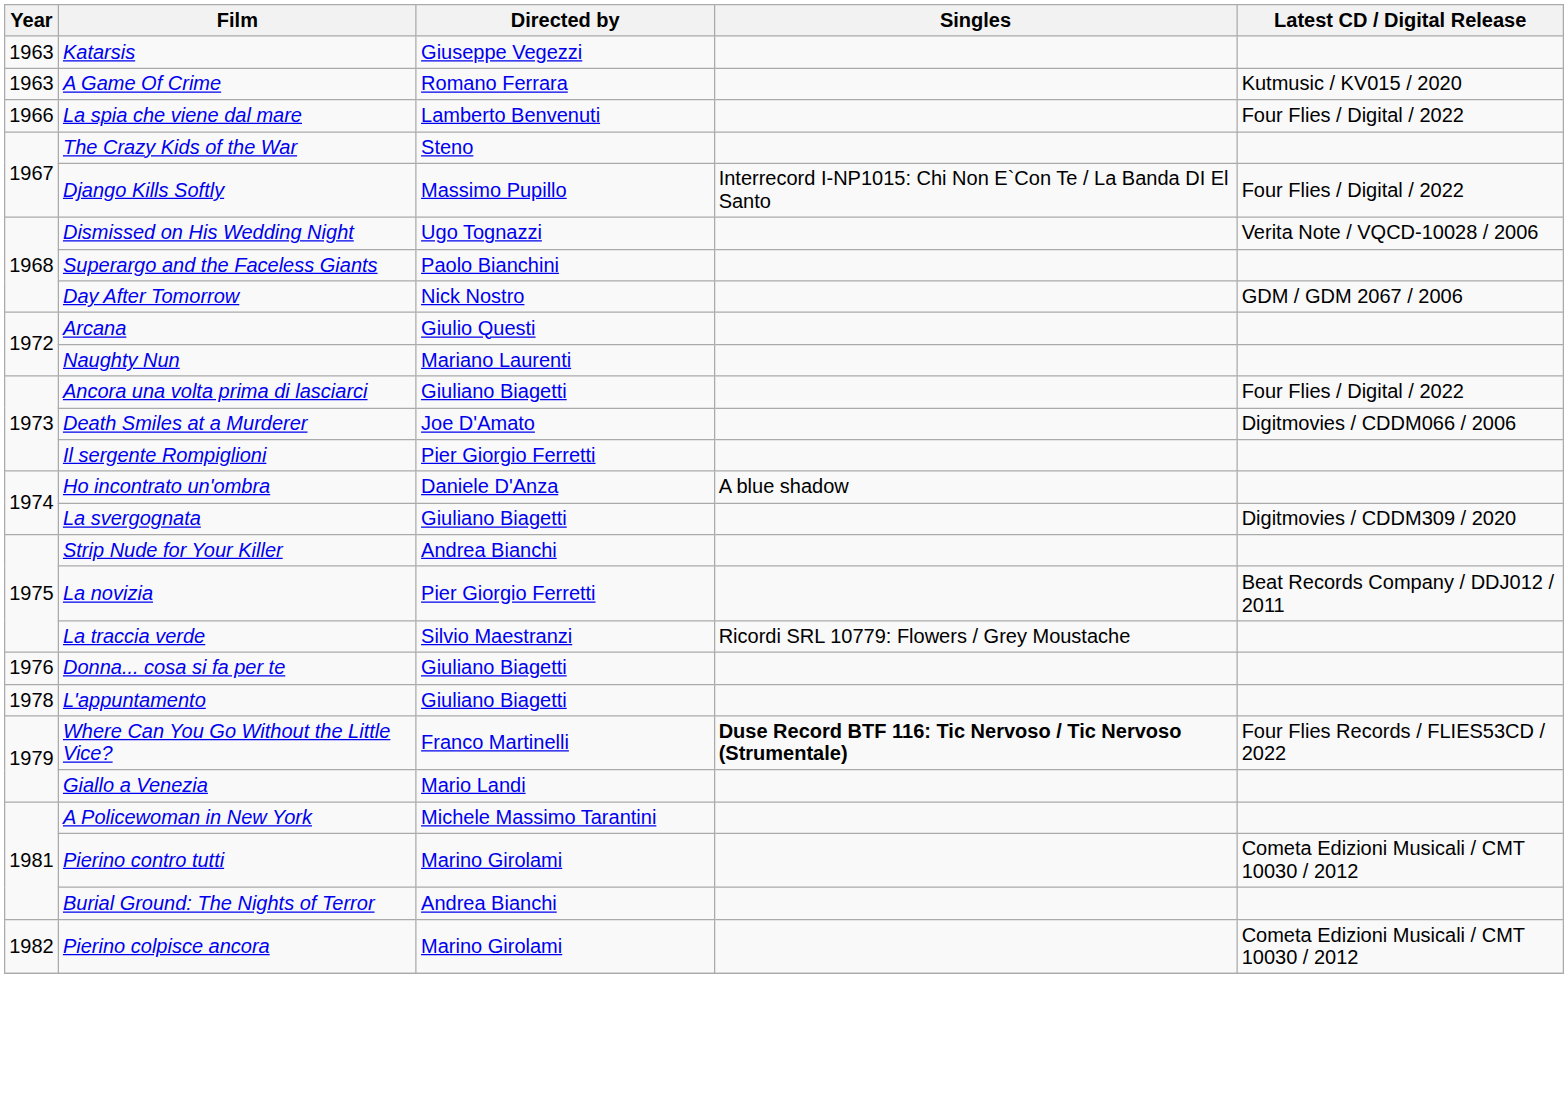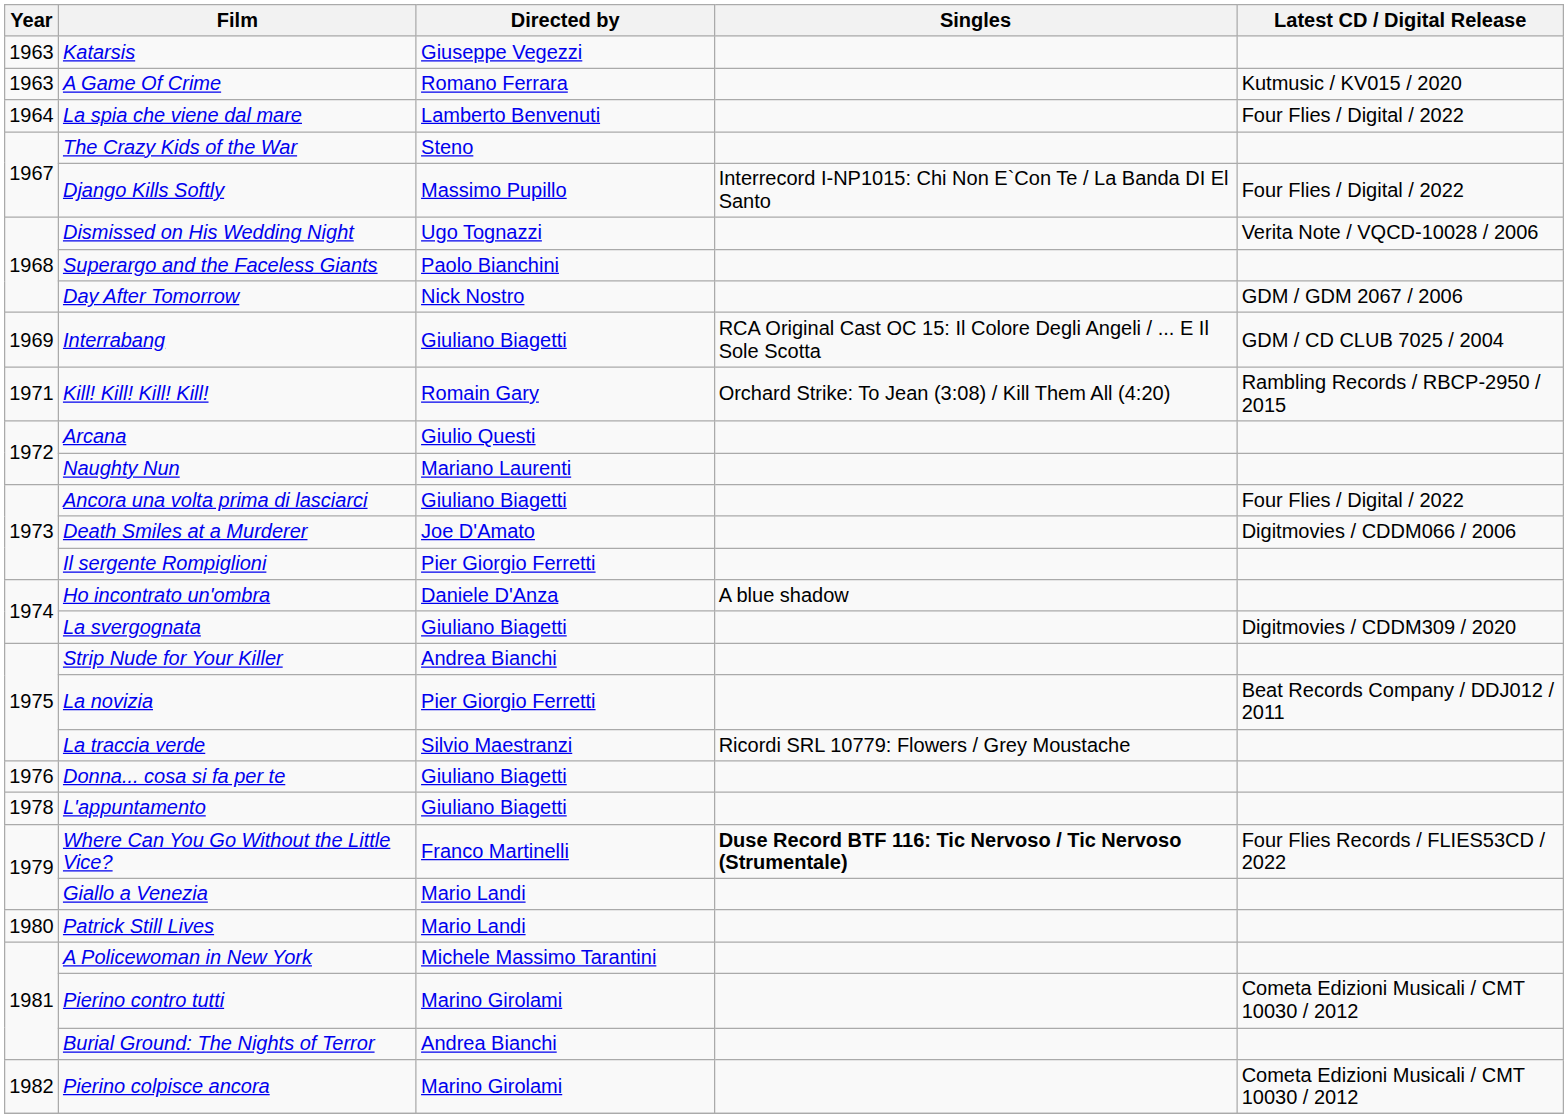(31, 115) 1966 -> (31, 115) 1964
+ row: (114, 339)
+ row: (136, 393)
+ row: (139, 925)
